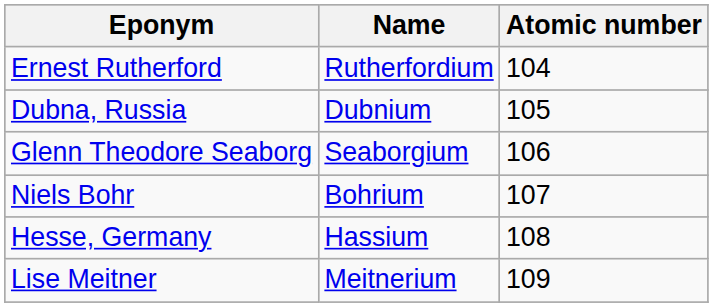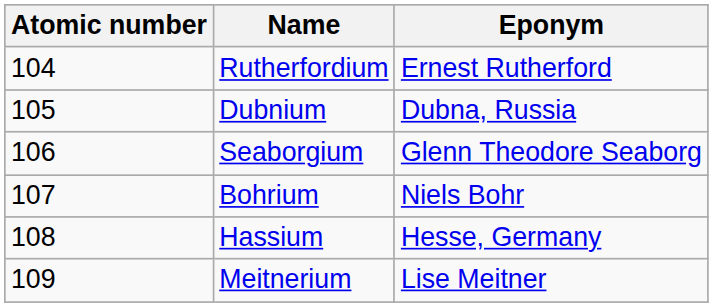columns swapped: (604, 25) <-> (162, 25)
